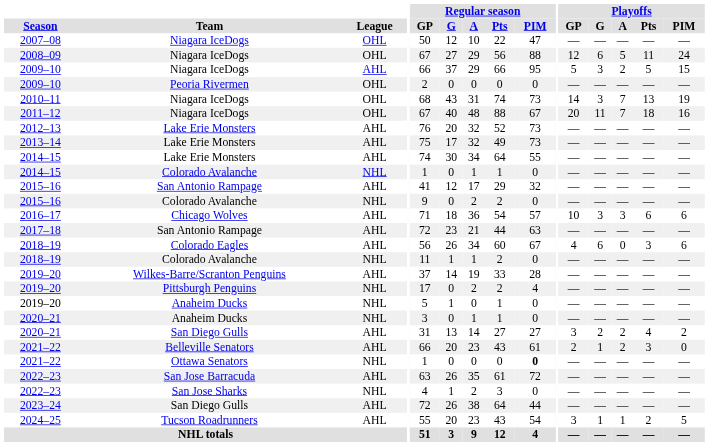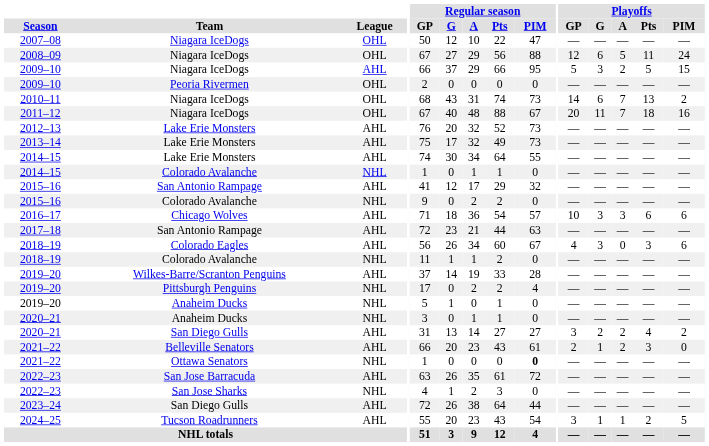(600, 99) 3 -> (600, 99) 6
(684, 99) 19 -> (684, 99) 2
(600, 245) 6 -> (600, 245) 3
